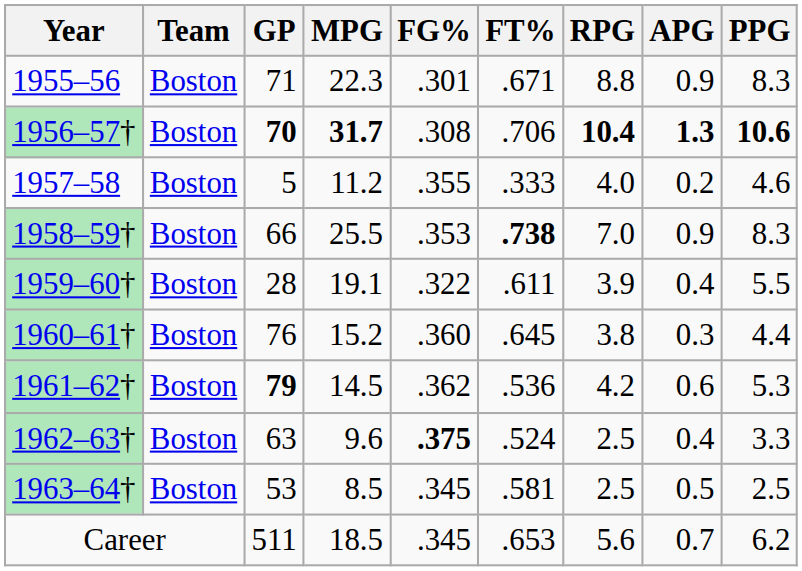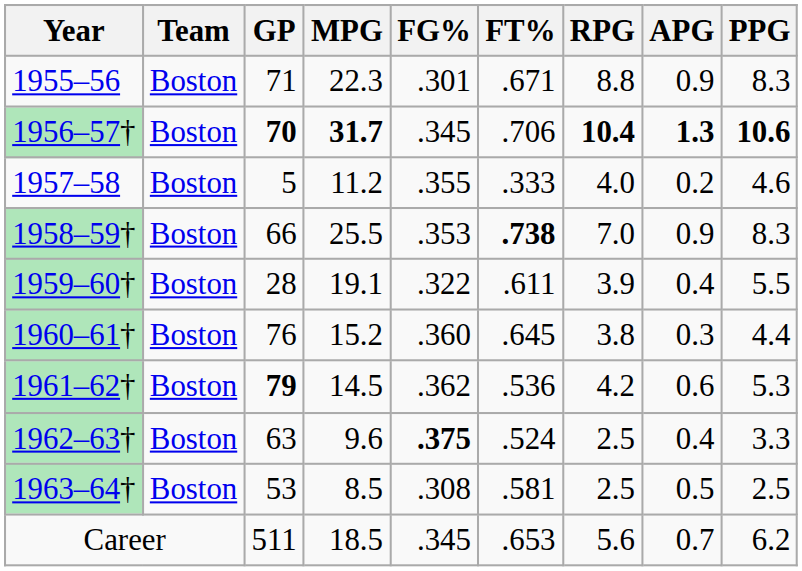(444, 131) .308 -> (444, 131) .345
(444, 488) .345 -> (444, 488) .308
